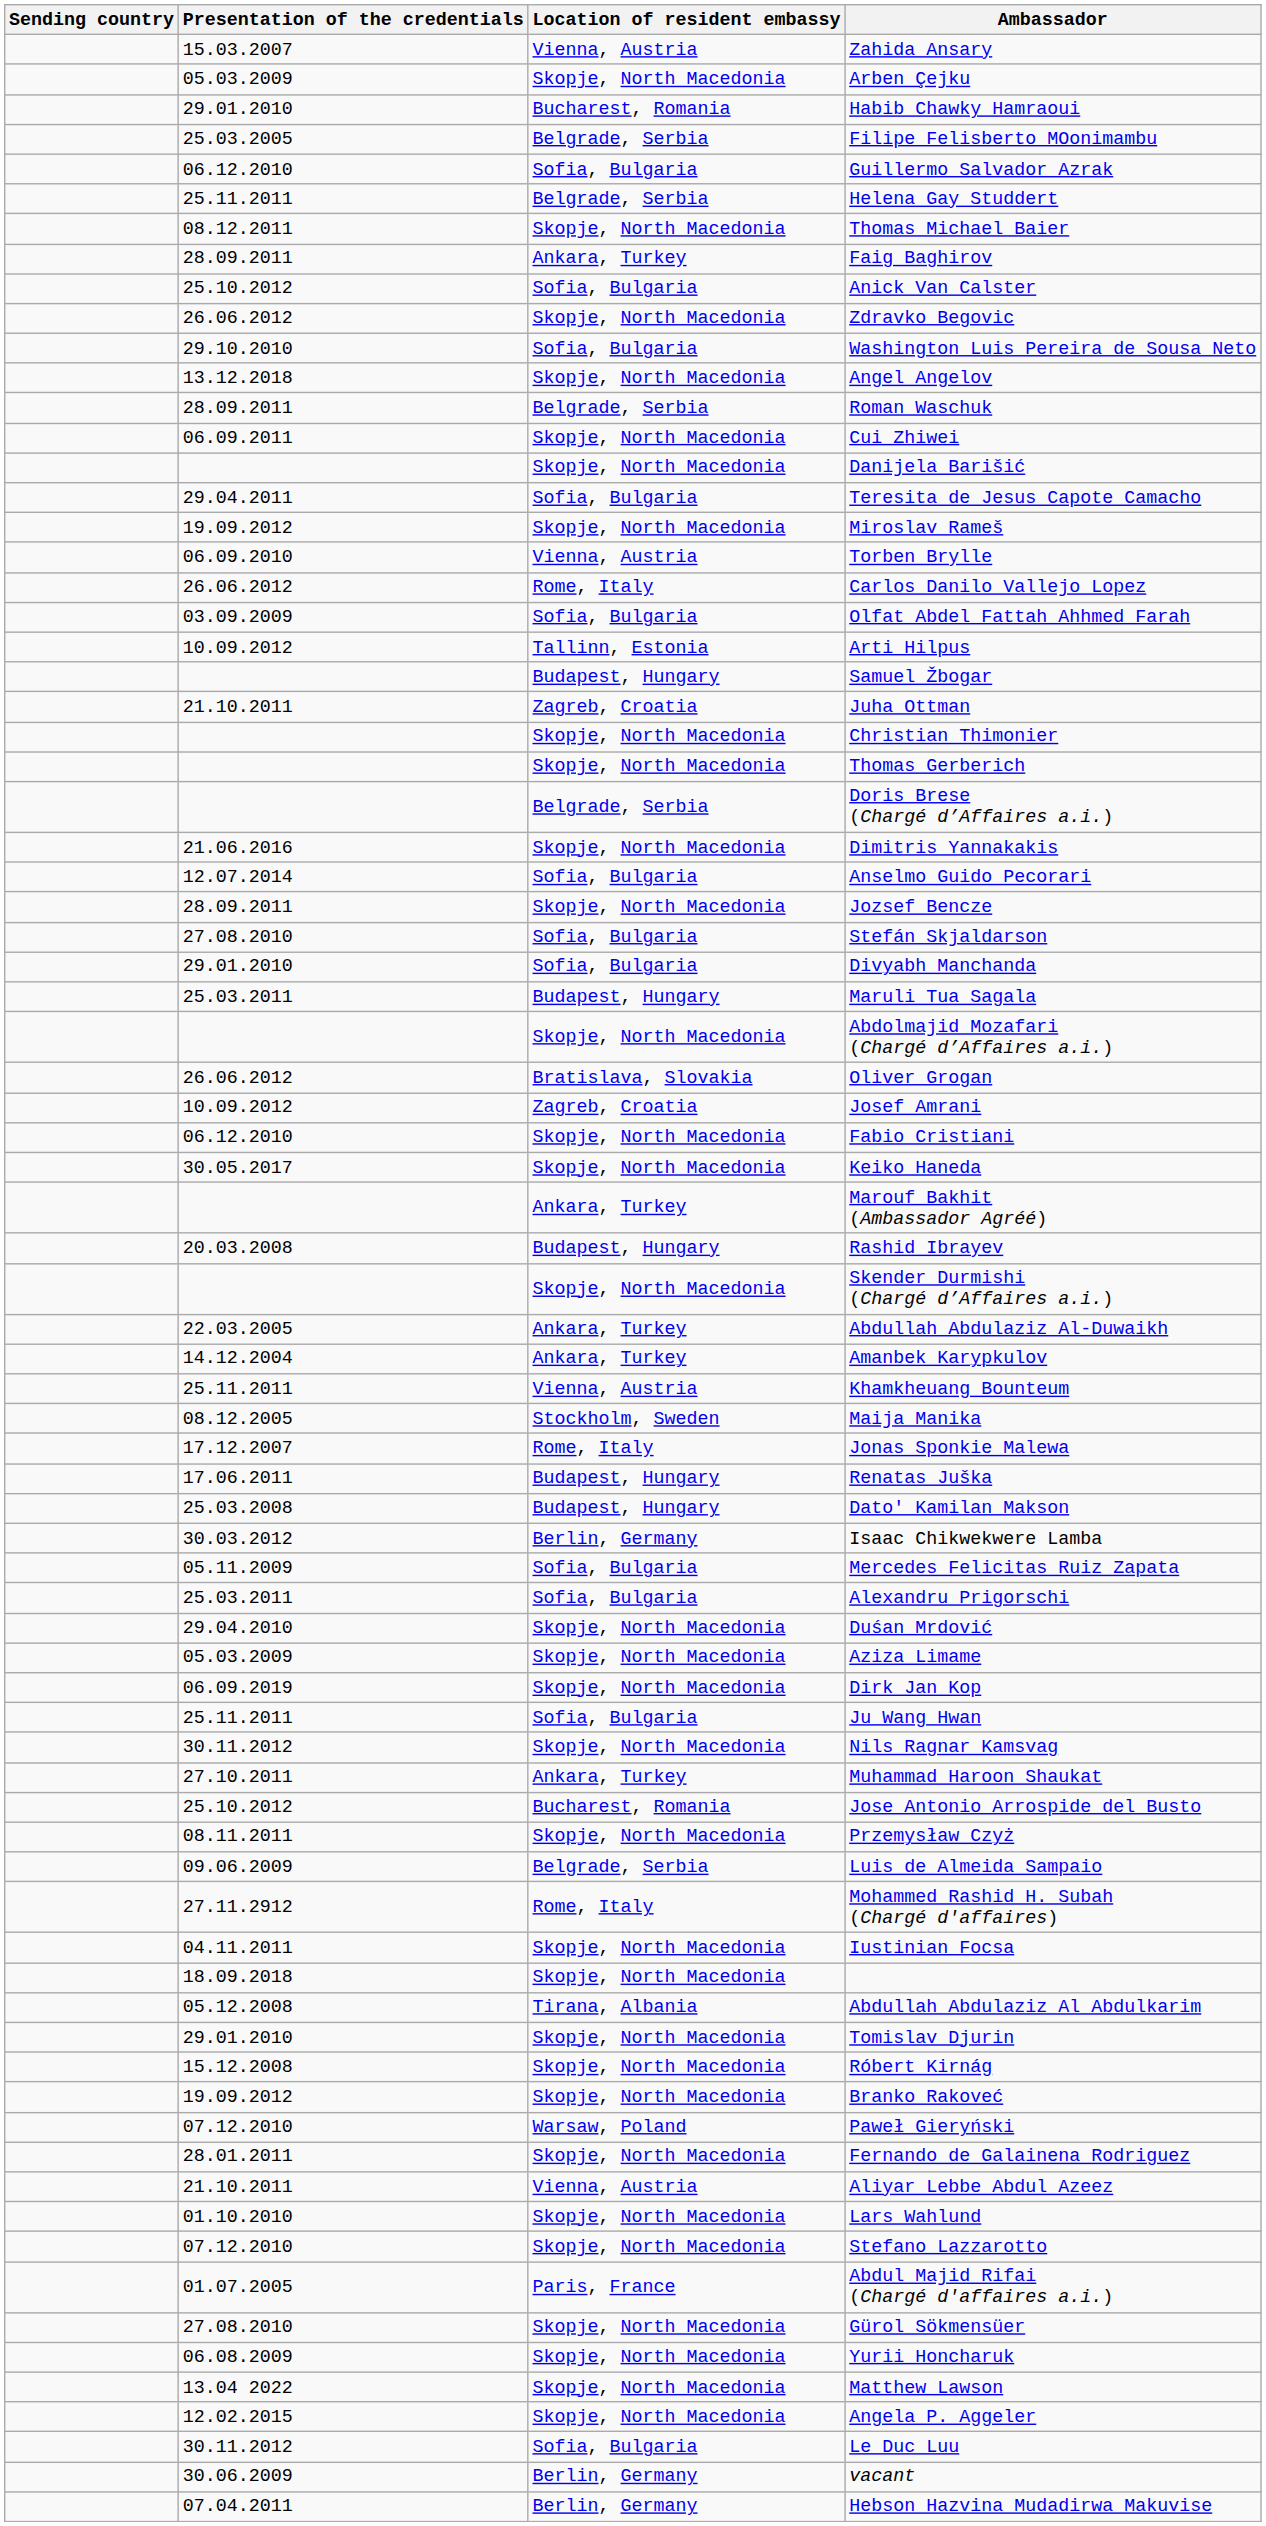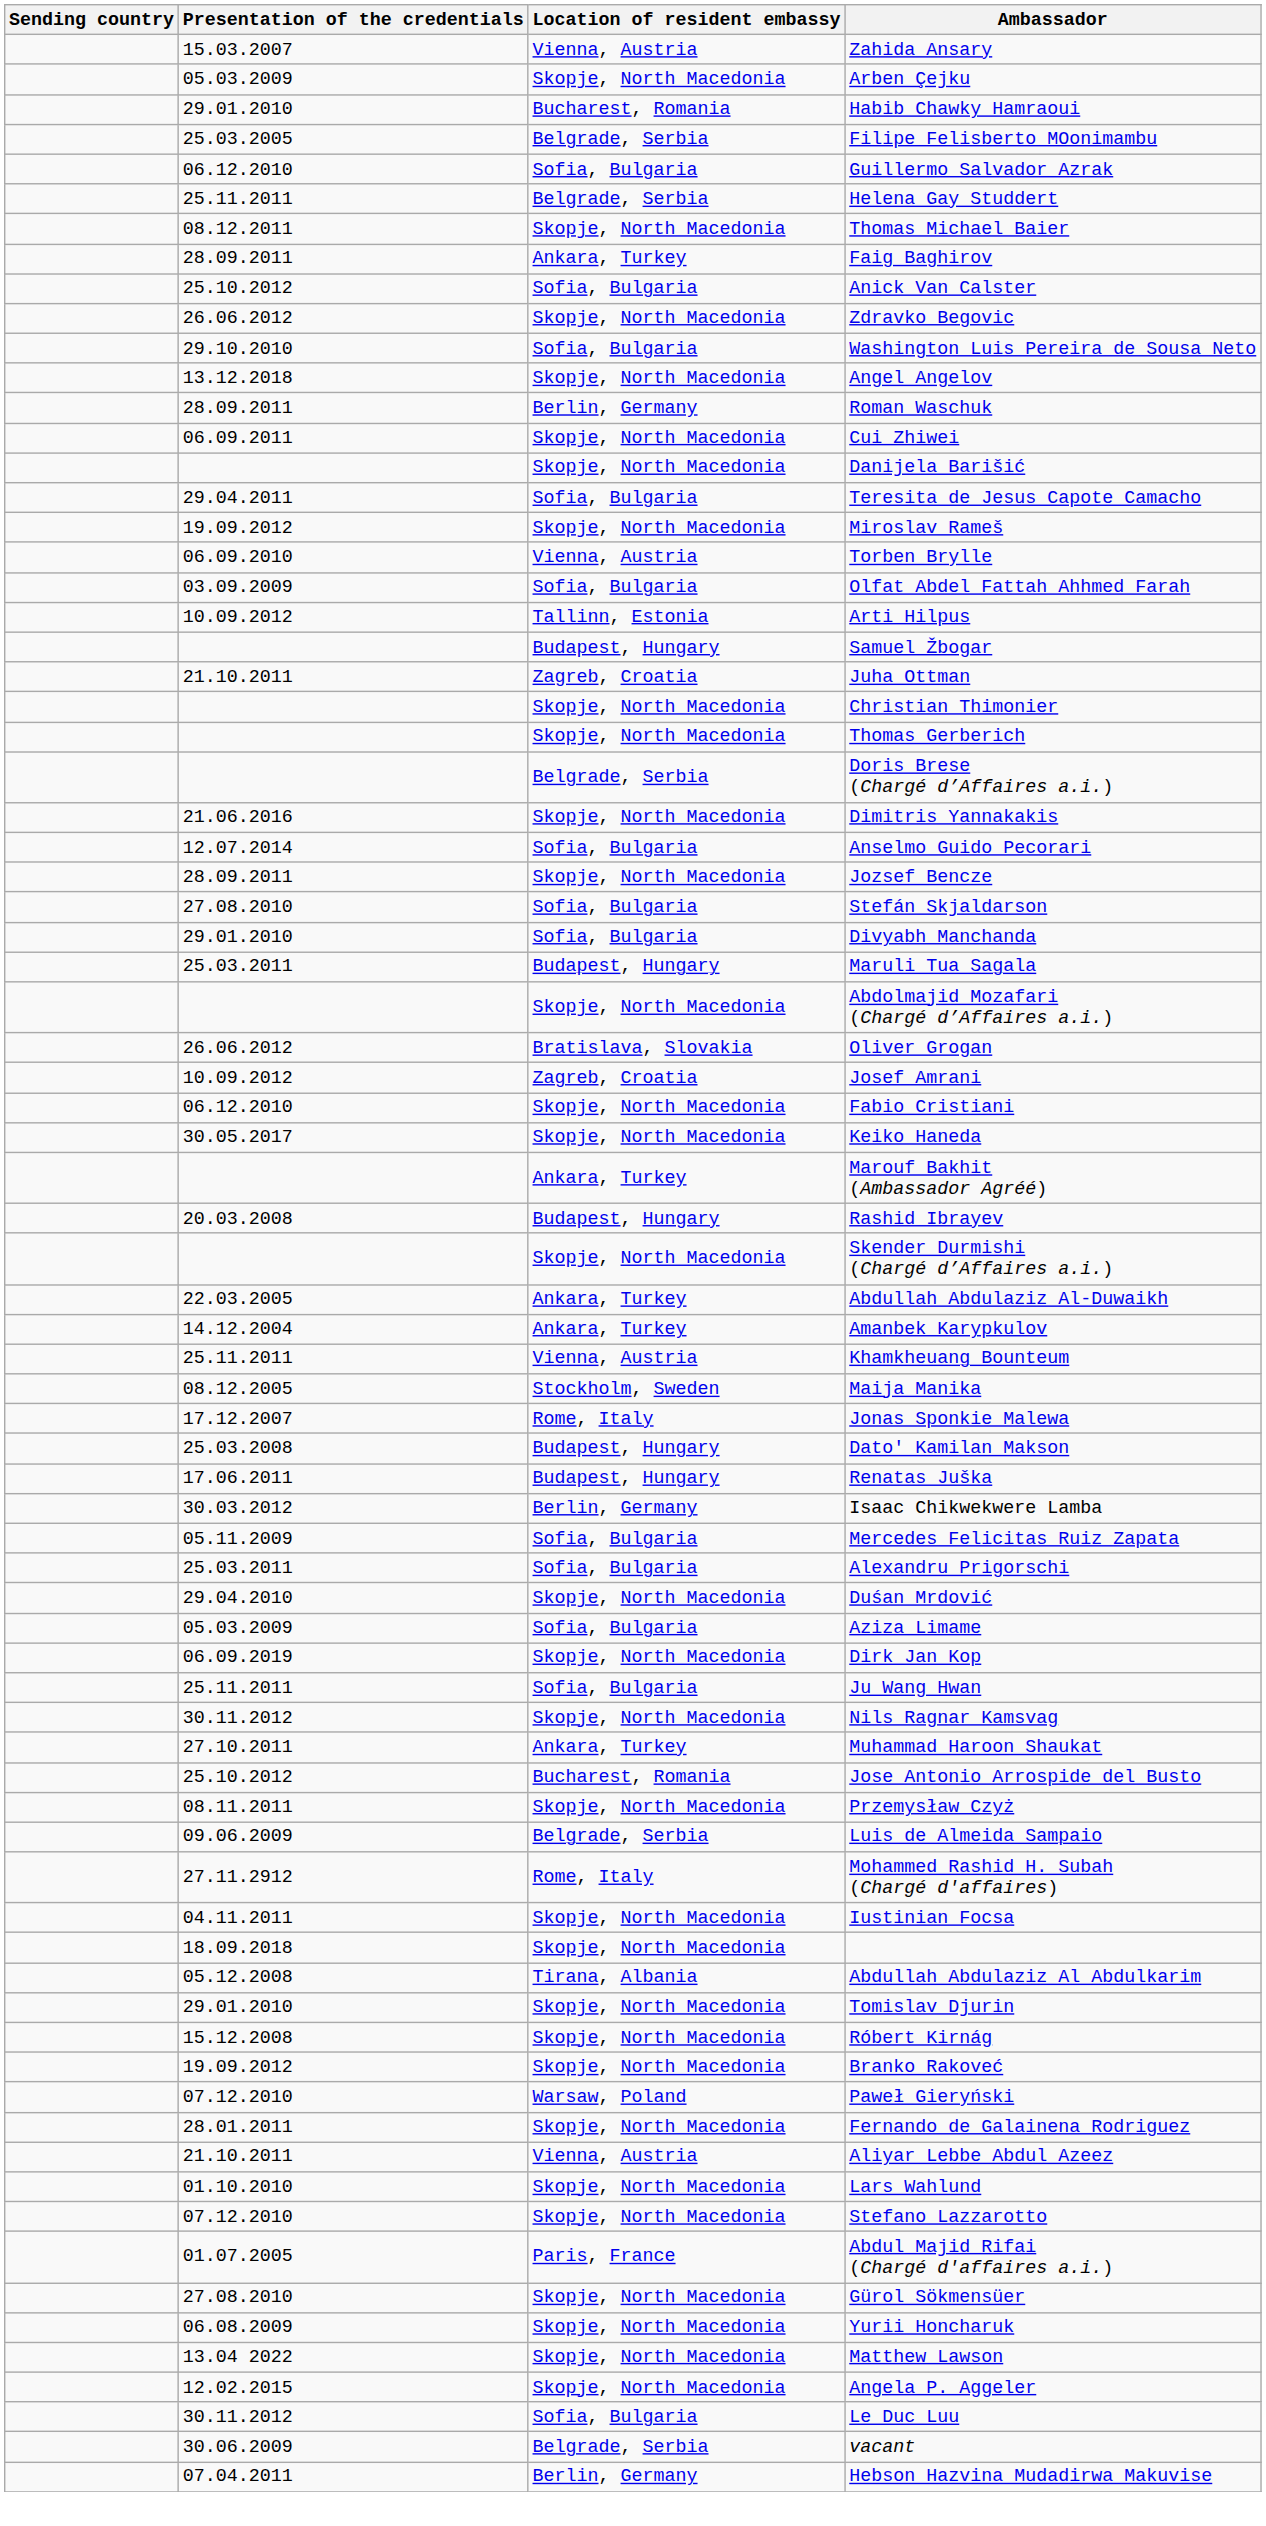(621, 408) Belgrade, Serbia -> (615, 408) Berlin, Germany
- row: (998, 587)
rows swapped: (921, 1478) <-> (959, 1508)
(659, 1658) Skopje, North Macedonia -> (615, 1628) Sofia, Bulgaria
(615, 2477) Berlin, Germany -> (621, 2447) Belgrade, Serbia
